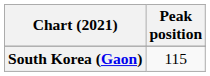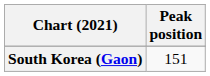(176, 58) 115 -> (176, 58) 151
